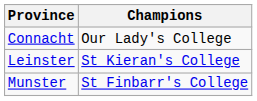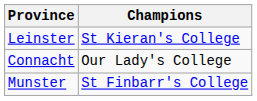rows swapped: (41, 39) <-> (41, 61)
